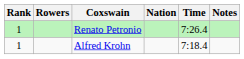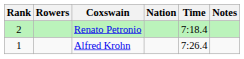(19, 29) 1 -> (19, 29) 2
(194, 29) 7:26.4 -> (194, 29) 7:18.4
(194, 45) 7:18.4 -> (194, 45) 7:26.4
